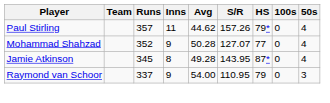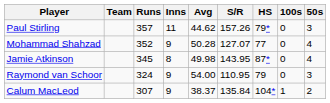(304, 28) 4 -> (309, 28) 3
(203, 59) 49.28 -> (203, 59) 49.98
(145, 75) 337 -> (145, 75) 324
+ row: (43, 91)
